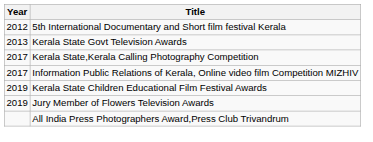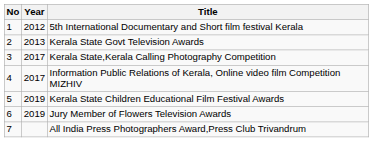+ column: (13, 12)
